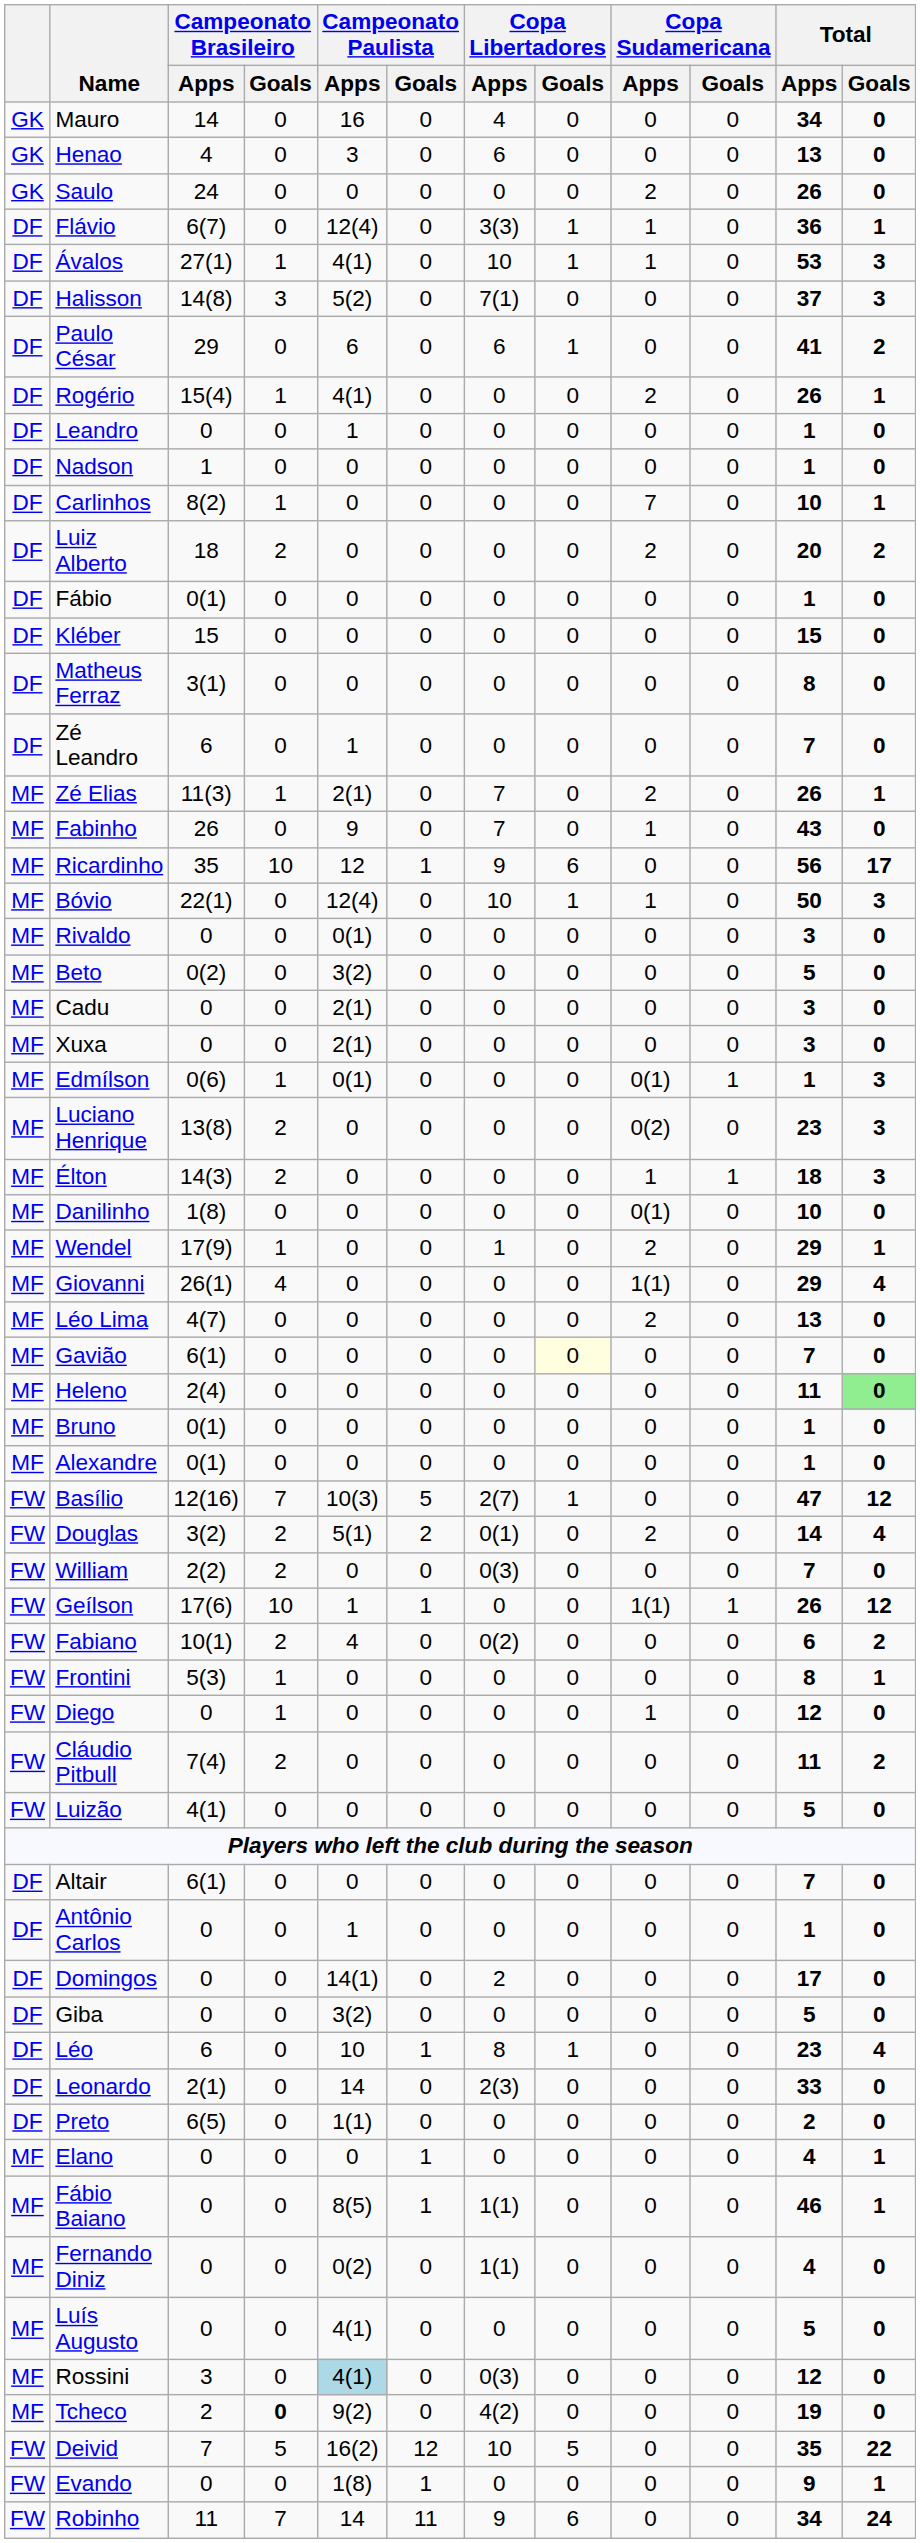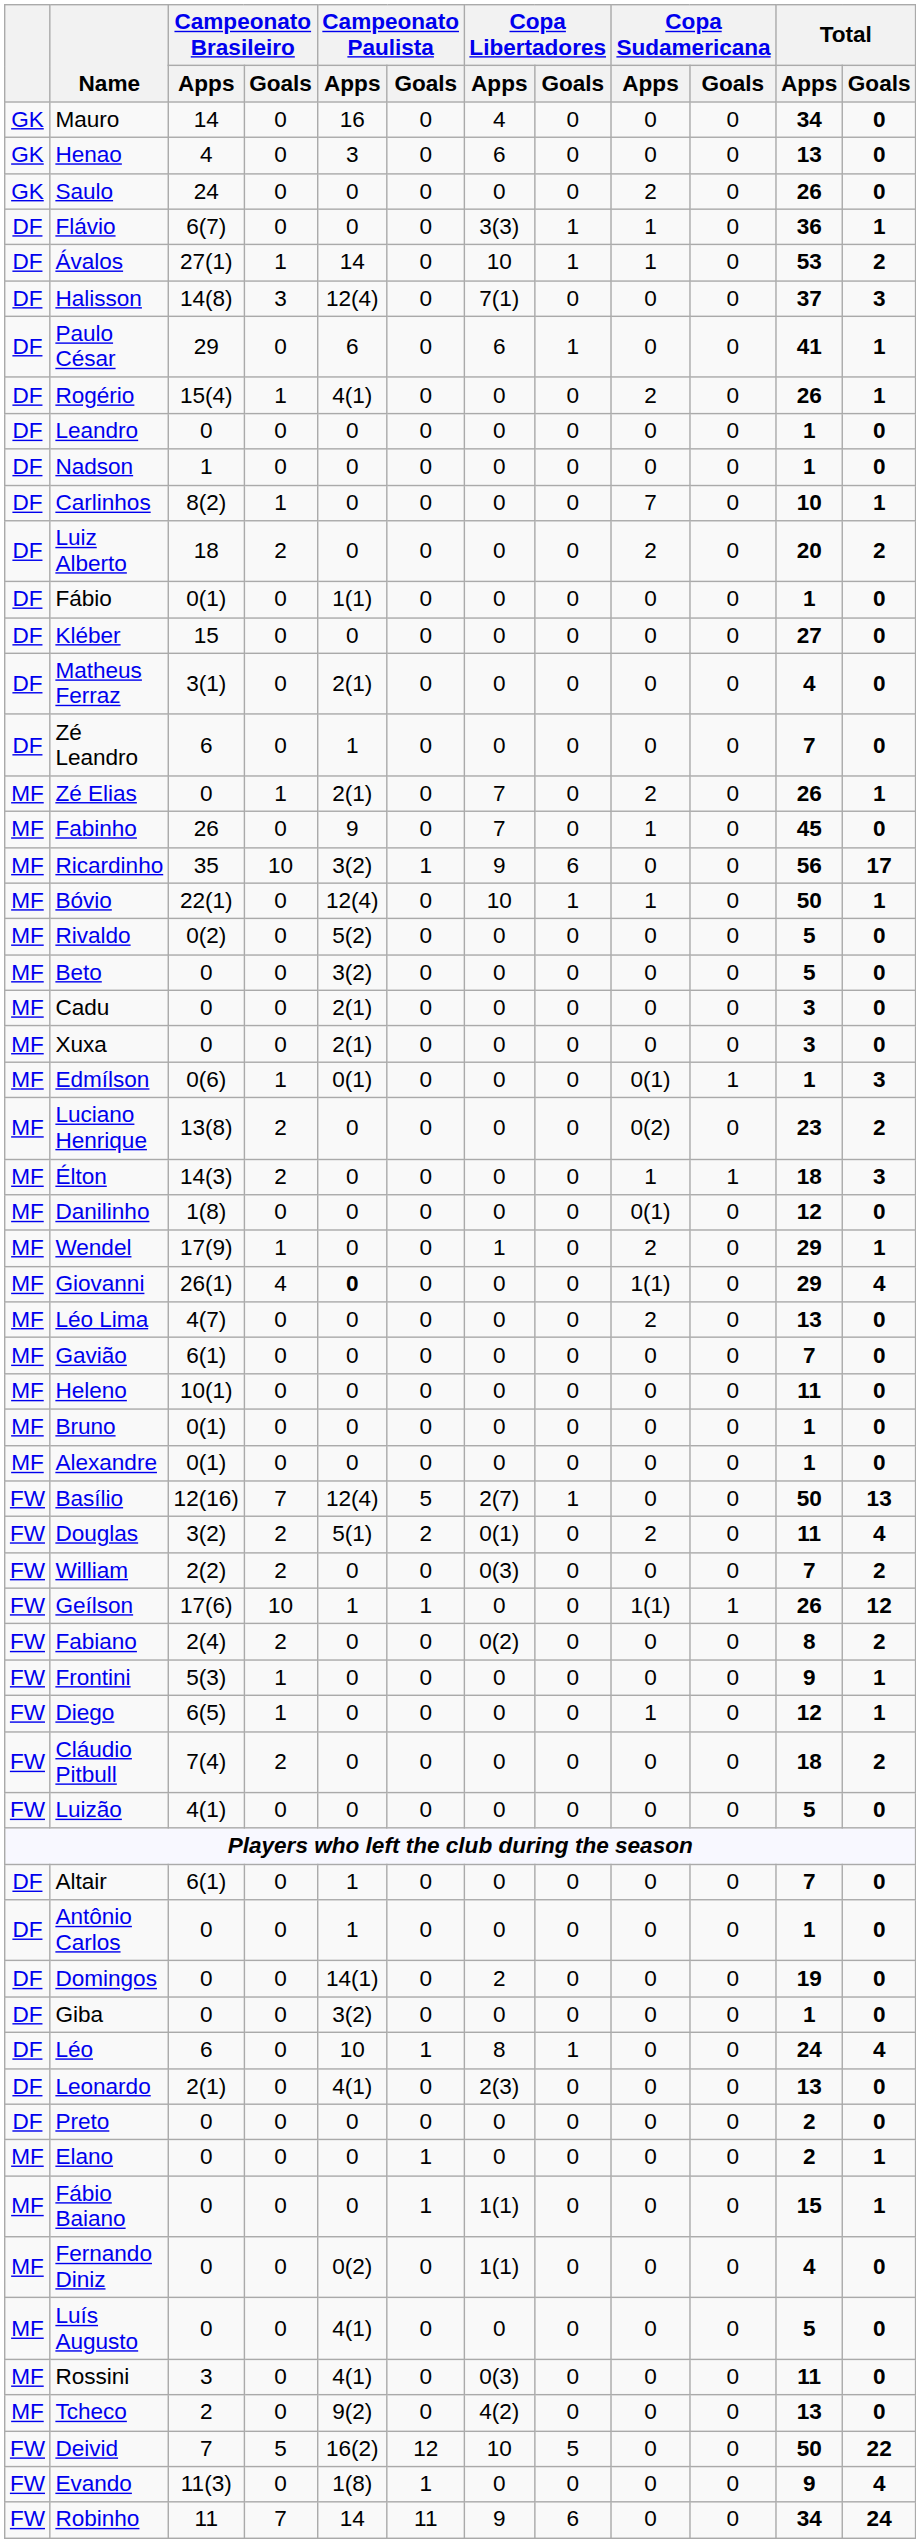(352, 226) 12(4) -> (352, 226) 0
(352, 262) 4(1) -> (352, 262) 14
(879, 262) 3 -> (879, 262) 2
(352, 298) 5(2) -> (352, 298) 12(4)
(879, 346) 2 -> (879, 346) 1
(352, 430) 1 -> (352, 430) 0
(352, 599) 0 -> (352, 599) 1(1)
(809, 635) 15 -> (809, 635) 27
(352, 683) 0 -> (352, 683) 2(1)
(809, 683) 8 -> (809, 683) 4
(206, 793) 11(3) -> (206, 793) 0
(809, 829) 43 -> (809, 829) 45
(352, 864) 12 -> (352, 864) 3(2)
(879, 900) 3 -> (879, 900) 1
(206, 936) 0 -> (206, 936) 0(2)
(352, 936) 0(1) -> (352, 936) 5(2)
(809, 936) 3 -> (809, 936) 5
(206, 972) 0(2) -> (206, 972) 0
(879, 1128) 3 -> (879, 1128) 2
(809, 1212) 10 -> (809, 1212) 12
(352, 1283) normal -> (352, 1283) bold
(573, 1355) lightyellow background -> (573, 1355) no background
(206, 1391) 2(4) -> (206, 1391) 10(1)
(879, 1391) lightgreen background -> (879, 1391) no background
(352, 1498) 10(3) -> (352, 1498) 12(4)
(809, 1498) 47 -> (809, 1498) 50
(879, 1498) 12 -> (879, 1498) 13
(809, 1534) 14 -> (809, 1534) 11
(879, 1570) 0 -> (879, 1570) 2
(206, 1641) 10(1) -> (206, 1641) 2(4)
(352, 1641) 4 -> (352, 1641) 0
(809, 1641) 6 -> (809, 1641) 8
(809, 1677) 8 -> (809, 1677) 9
(206, 1713) 0 -> (206, 1713) 6(5)
(879, 1713) 0 -> (879, 1713) 1
(809, 1761) 11 -> (809, 1761) 18
(352, 1881) 0 -> (352, 1881) 1
(809, 1978) 17 -> (809, 1978) 19
(809, 2014) 5 -> (809, 2014) 1
(809, 2050) 23 -> (809, 2050) 24
(352, 2085) 14 -> (352, 2085) 4(1)
(809, 2085) 33 -> (809, 2085) 13
(206, 2121) 6(5) -> (206, 2121) 0
(352, 2121) 1(1) -> (352, 2121) 0
(809, 2157) 4 -> (809, 2157) 2
(352, 2205) 8(5) -> (352, 2205) 0
(809, 2205) 46 -> (809, 2205) 15
(352, 2376) lightblue background -> (352, 2376) no background
(809, 2376) 12 -> (809, 2376) 11
(281, 2412) bold -> (281, 2412) normal
(809, 2412) 19 -> (809, 2412) 13
(809, 2448) 35 -> (809, 2448) 50
(206, 2484) 0 -> (206, 2484) 11(3)
(879, 2484) 1 -> (879, 2484) 4
